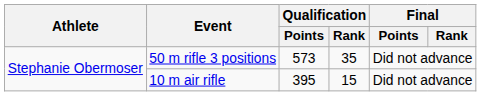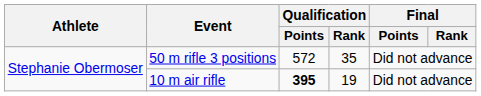(304, 58) 573 -> (304, 58) 572
(304, 80) normal -> (304, 80) bold
(349, 80) 15 -> (349, 80) 19
